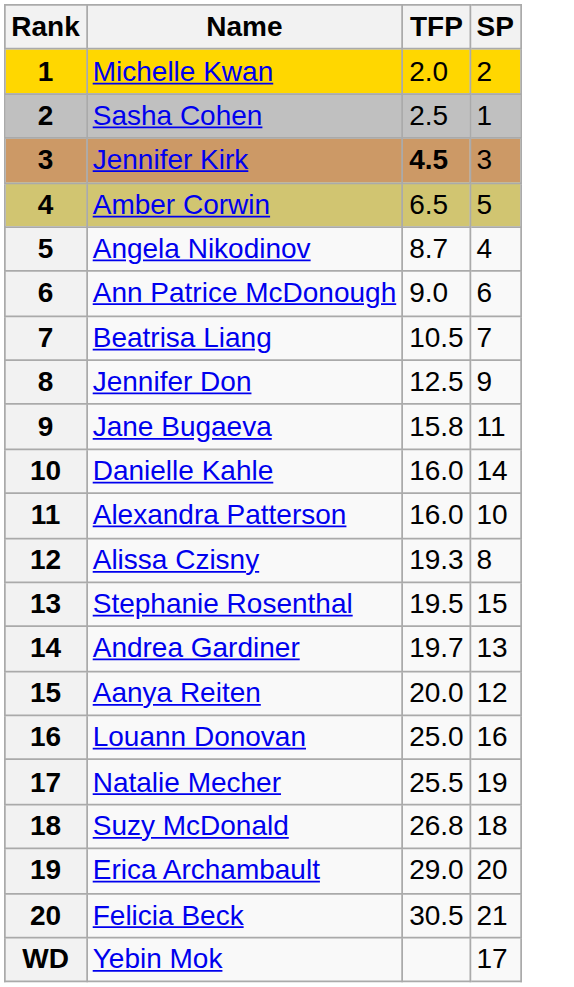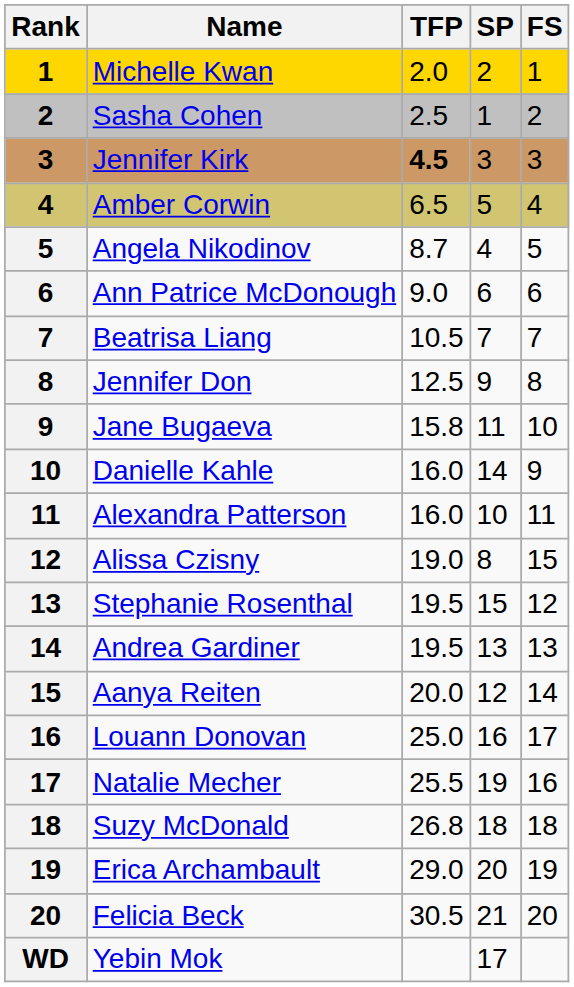+ column: (545, 26)
(436, 559) 19.3 -> (436, 559) 19.0
(436, 648) 19.7 -> (436, 648) 19.5
